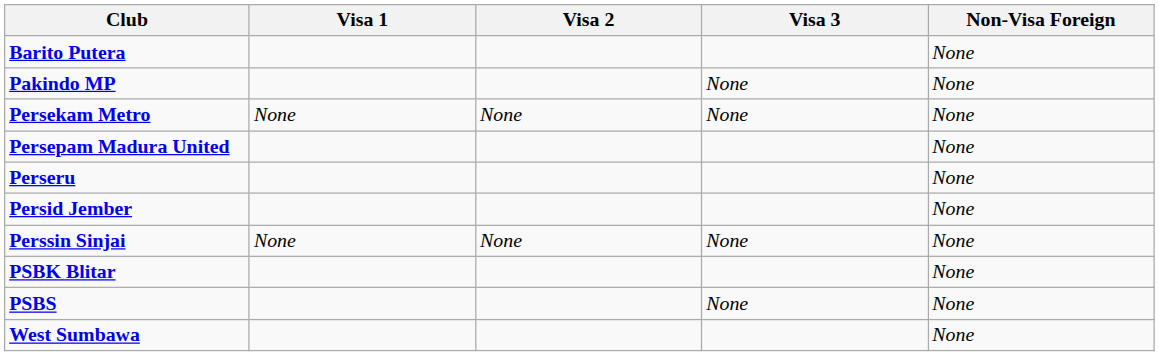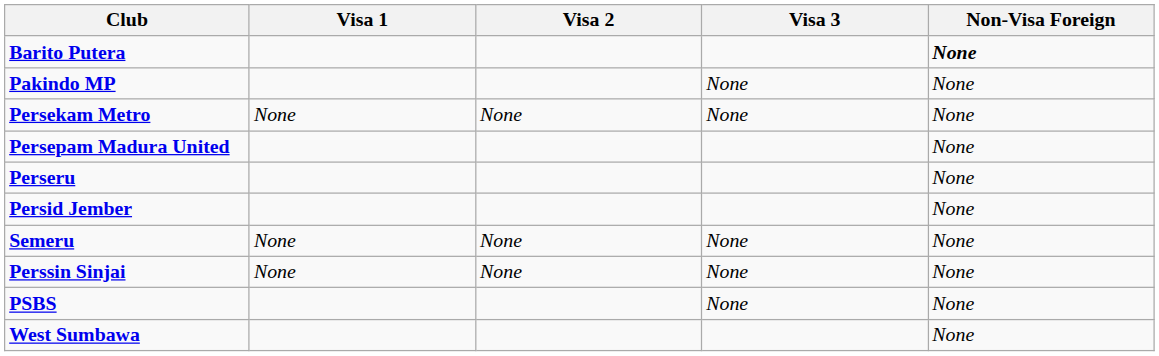(953, 51) normal -> (954, 51) bold
+ row: (42, 240)
- row: (62, 271)
